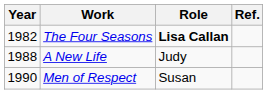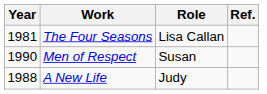(22, 36) 1982 -> (22, 36) 1981
(194, 36) bold -> (191, 36) normal
rows swapped: (75, 57) <-> (90, 78)
